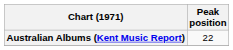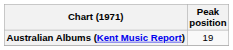(208, 38) 22 -> (208, 38) 19
